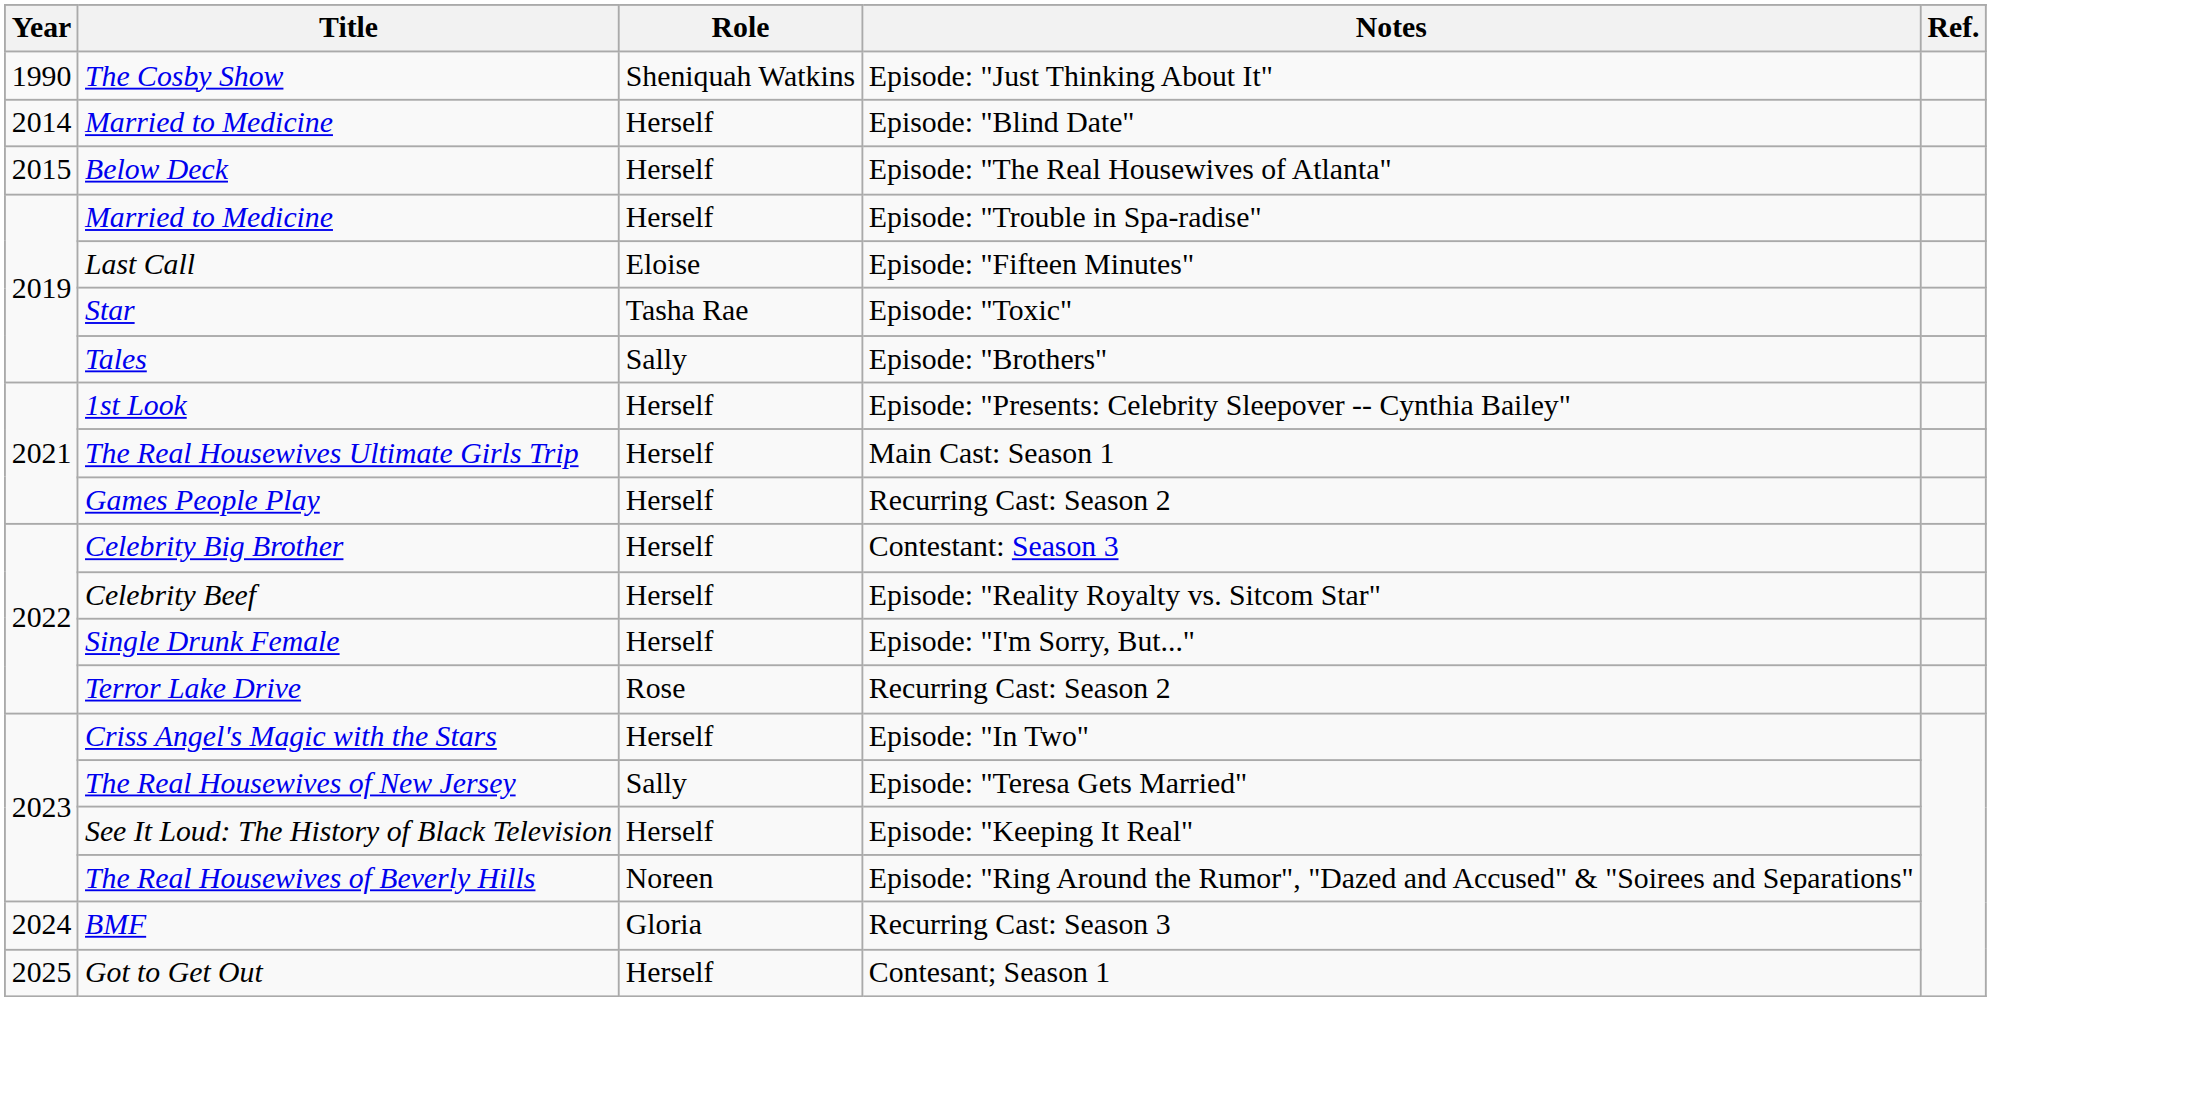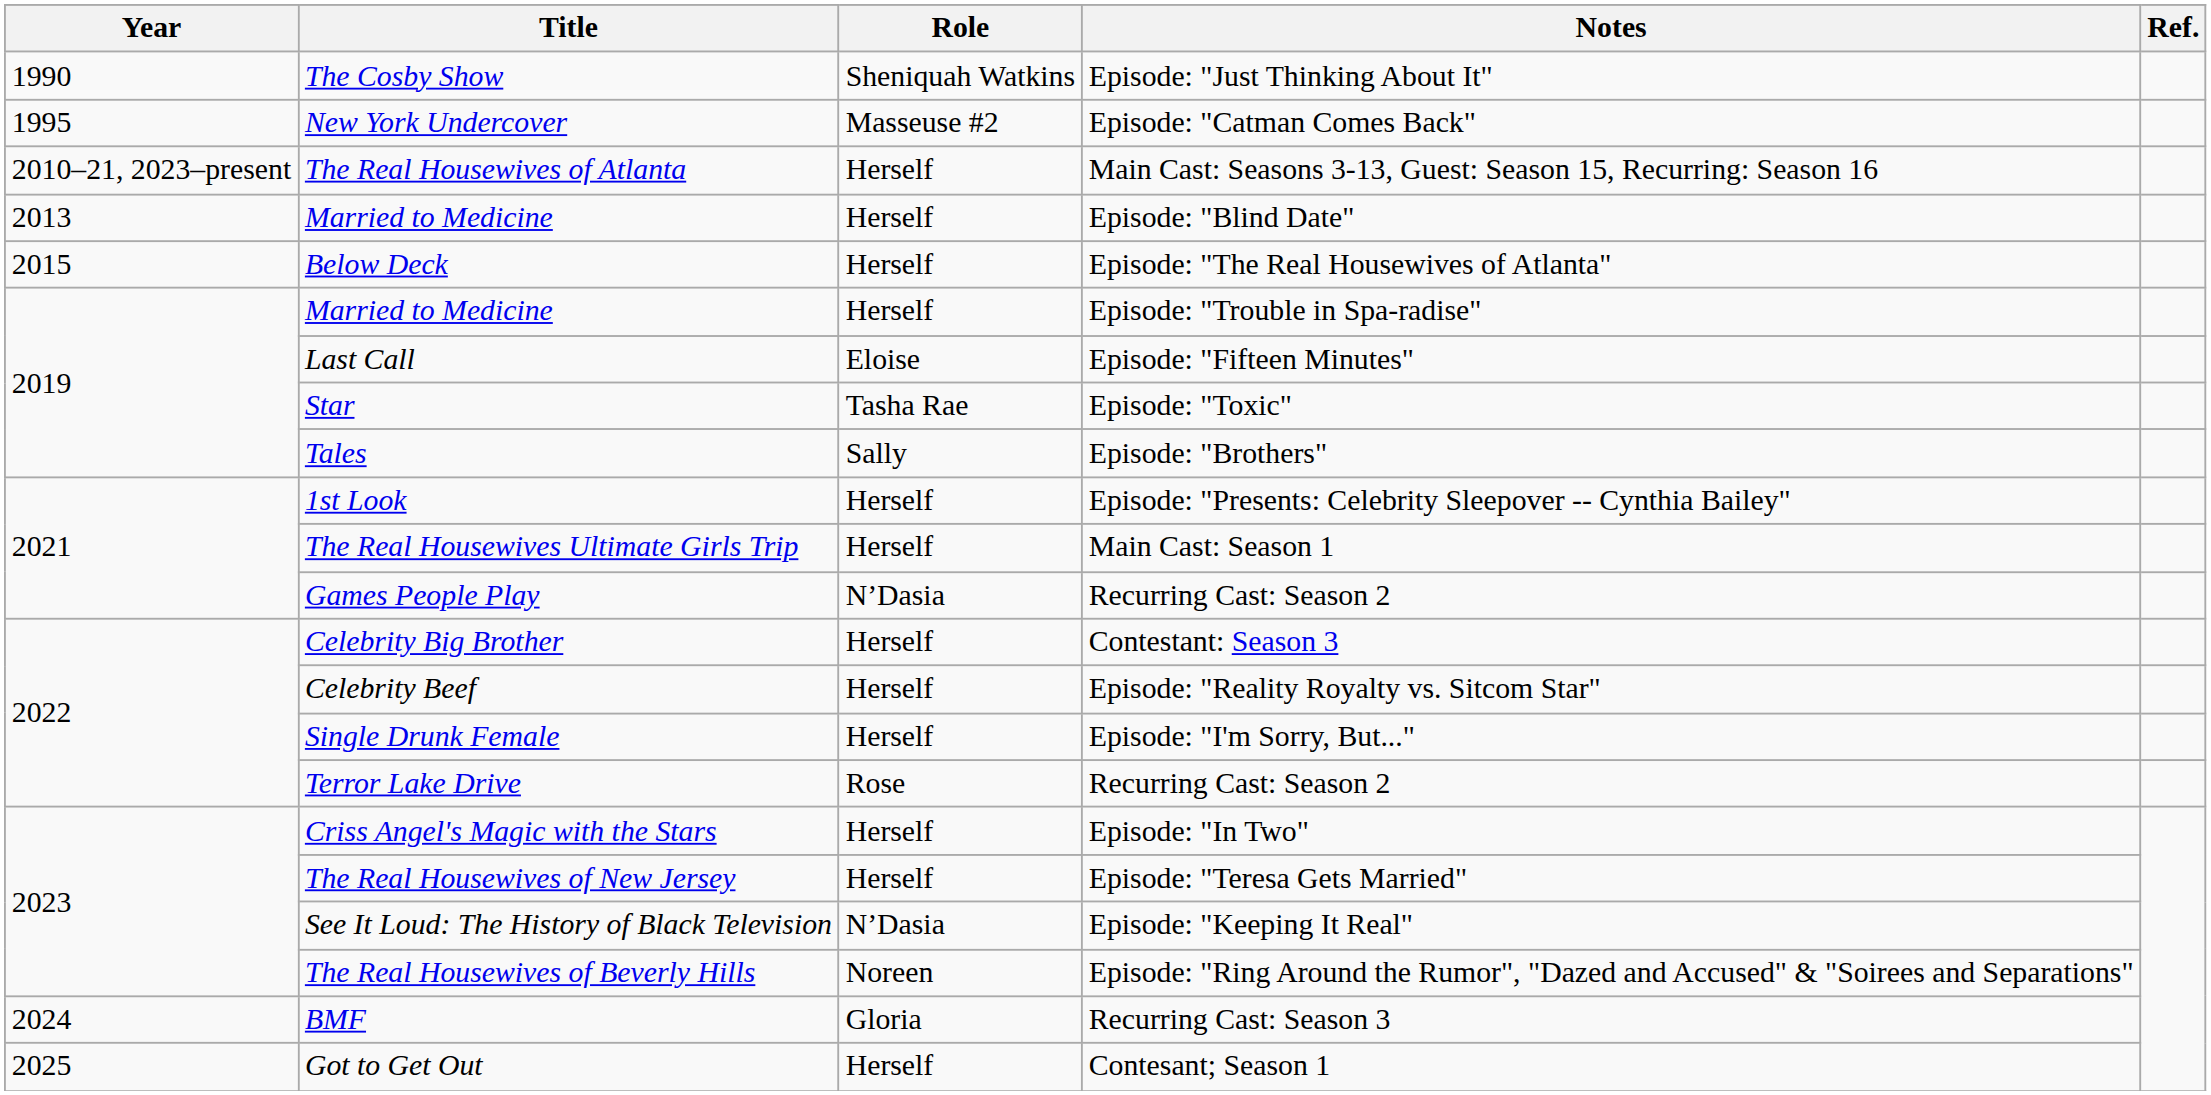+ row: (436, 122)
+ row: (496, 169)
(42, 122) 2014 -> (42, 216) 2013
(670, 500) Herself -> (895, 594) N’Dasia
(656, 783) Sally -> (889, 877) Herself
(670, 830) Herself -> (895, 924) N’Dasia
